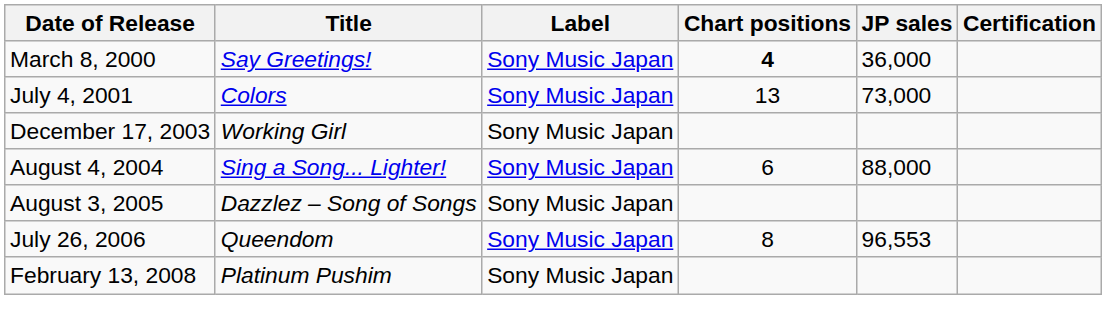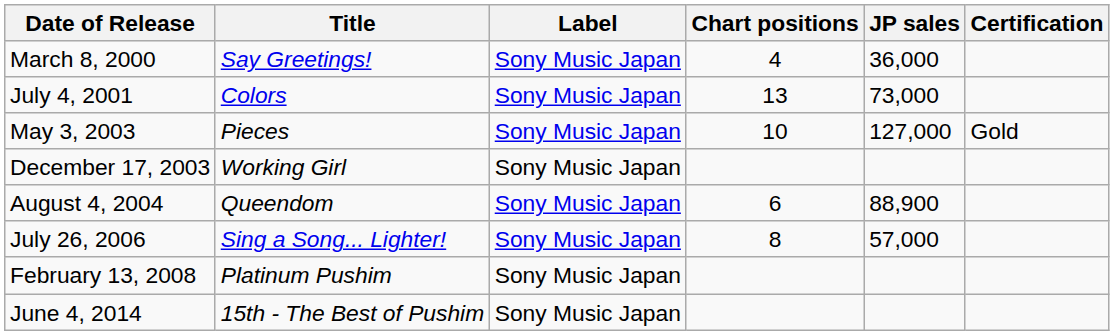(767, 59) bold -> (775, 59) normal
+ row: (73, 131)
(333, 167) Sing a Song... Lighter! -> (277, 203) Queendom
(896, 167) 88,000 -> (904, 203) 88,900
- row: (87, 203)
(277, 240) Queendom -> (333, 240) Sing a Song... Lighter!
(896, 240) 96,553 -> (904, 240) 57,000
+ row: (76, 312)
